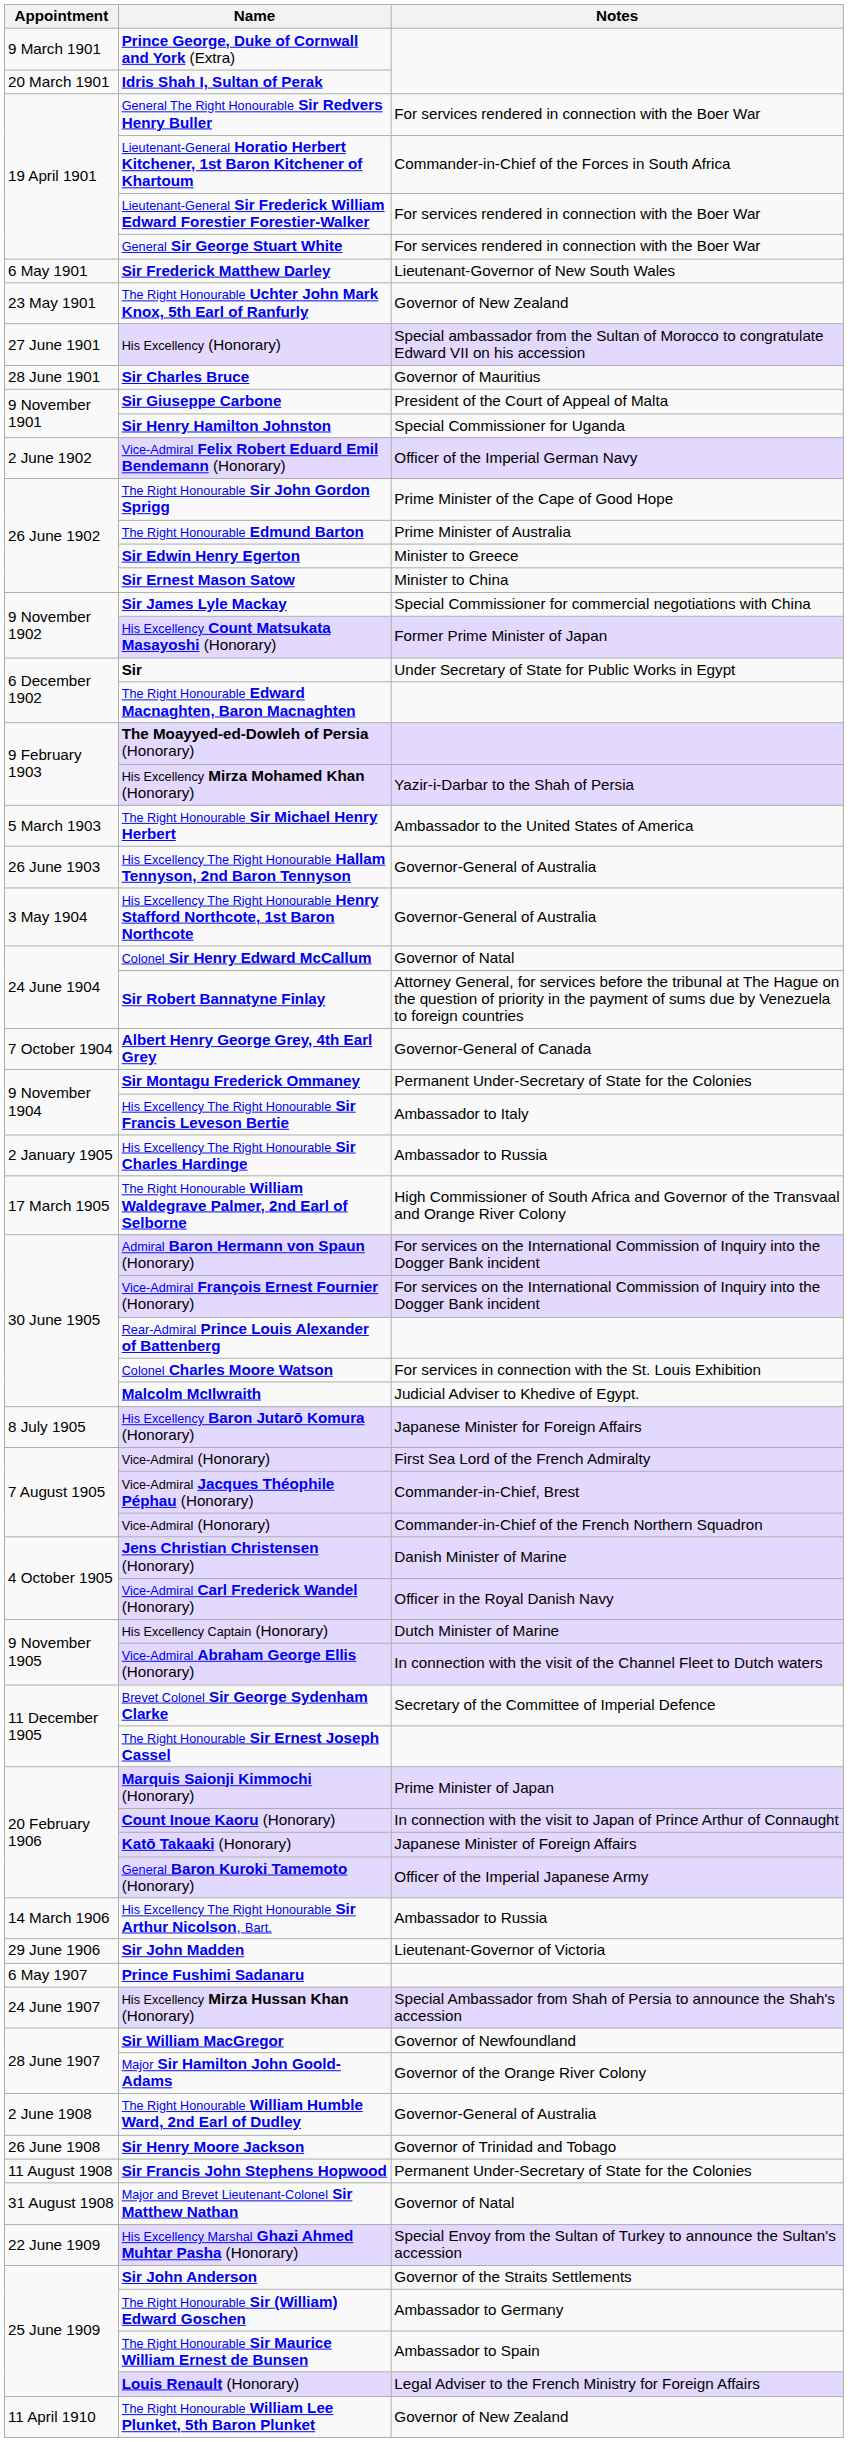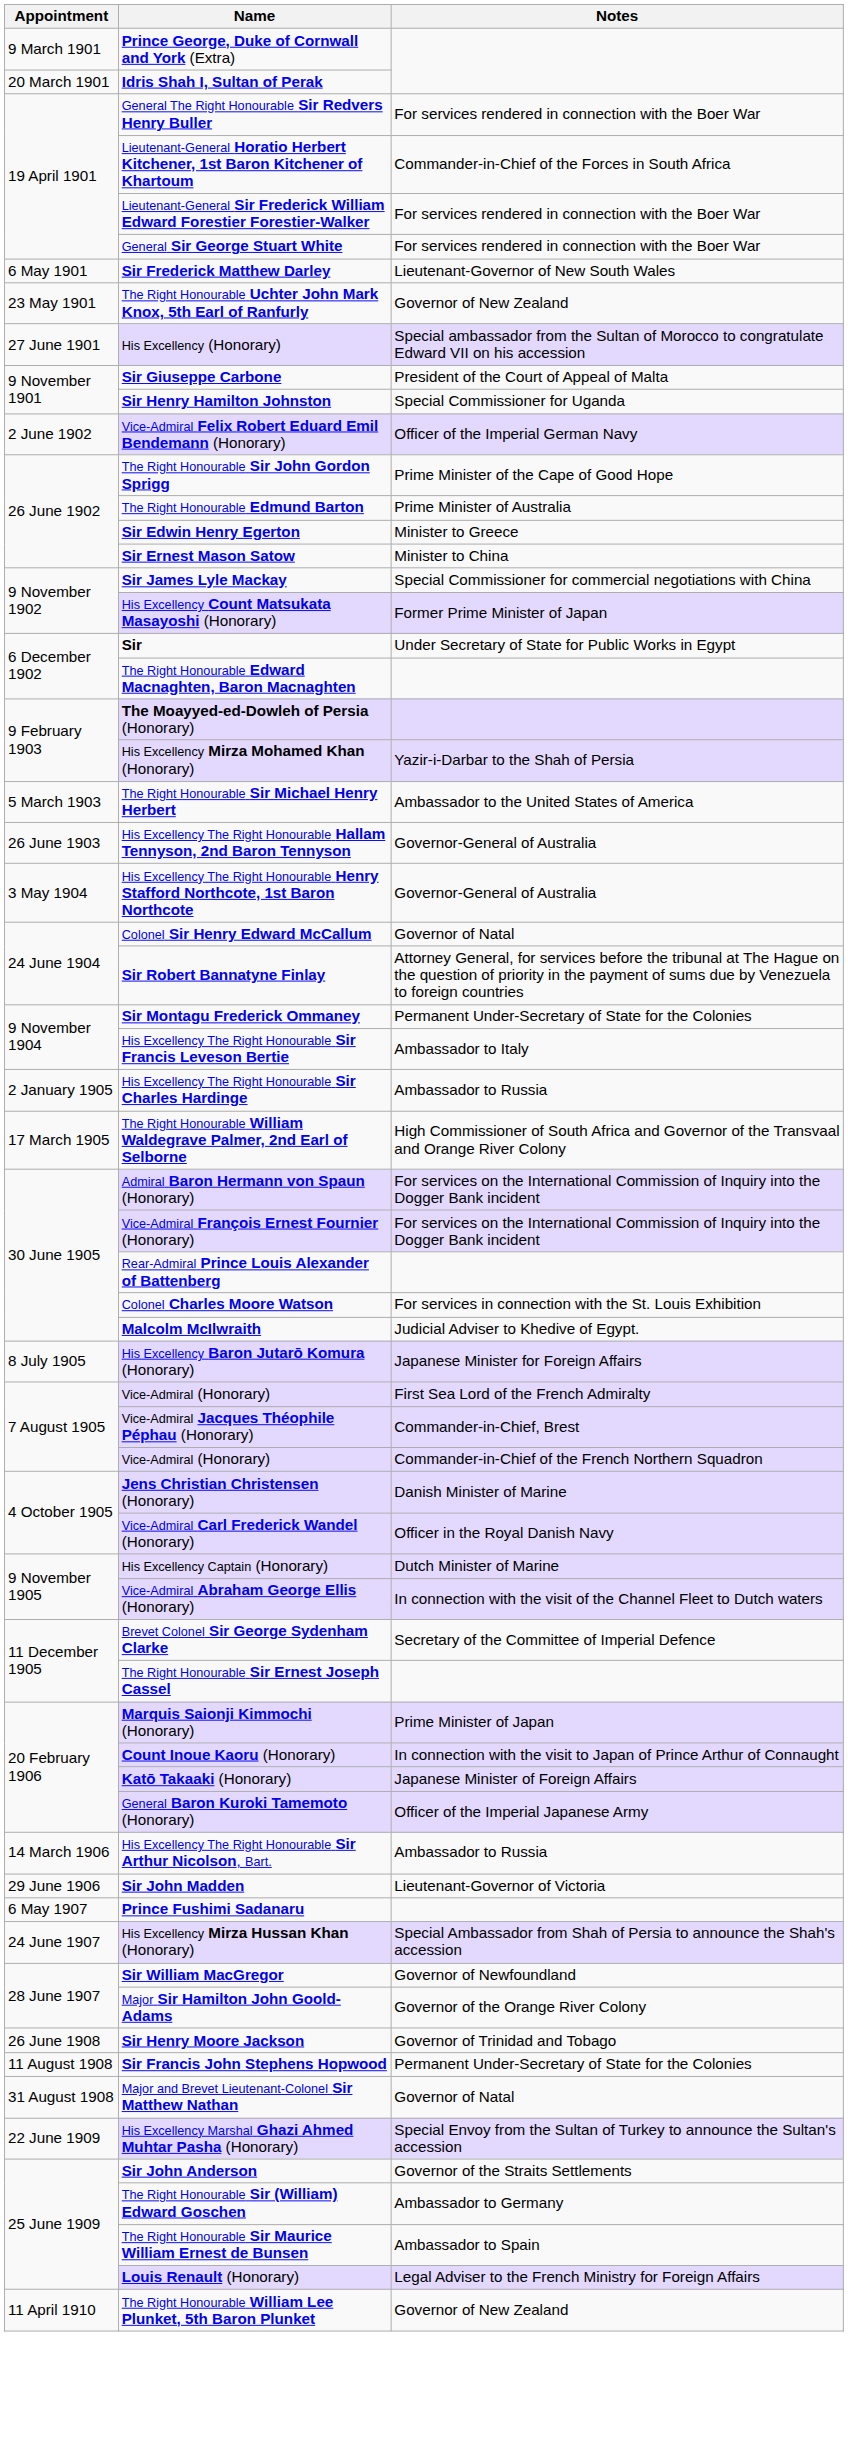- row: (185, 377)
- row: (247, 1049)
- row: (242, 2114)
